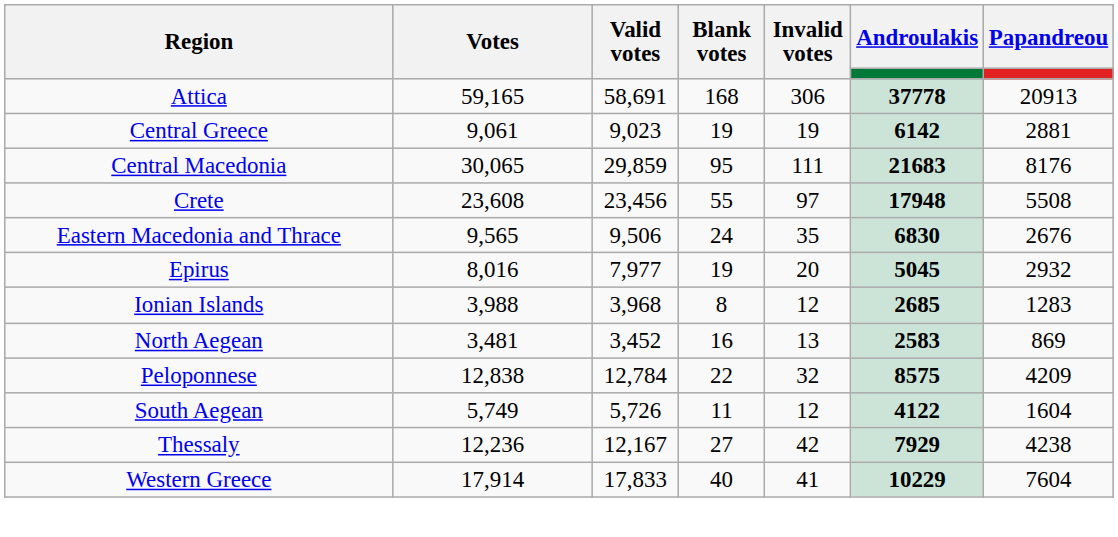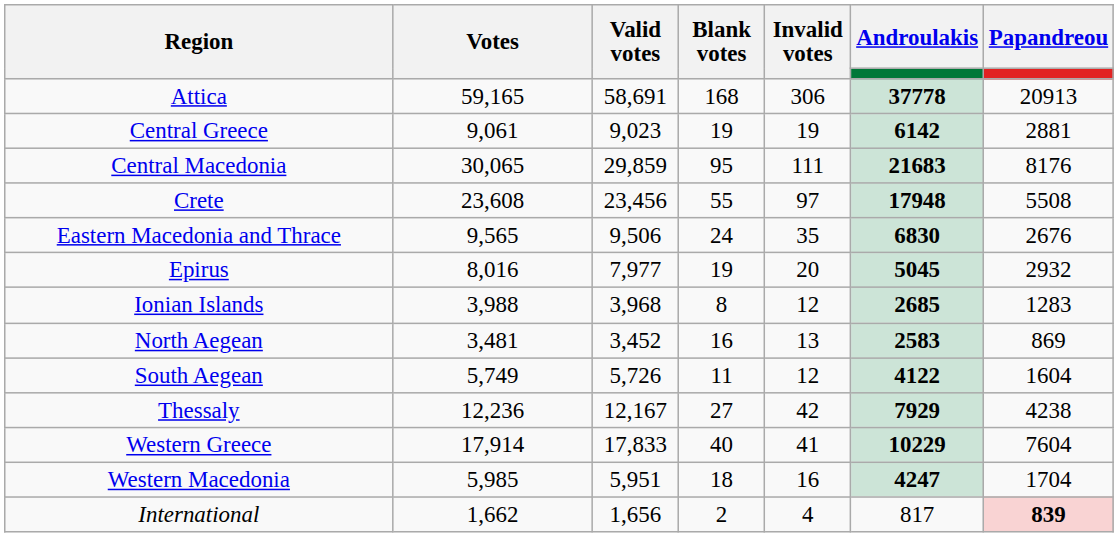- row: (199, 374)
+ row: (199, 479)
+ row: (199, 514)
